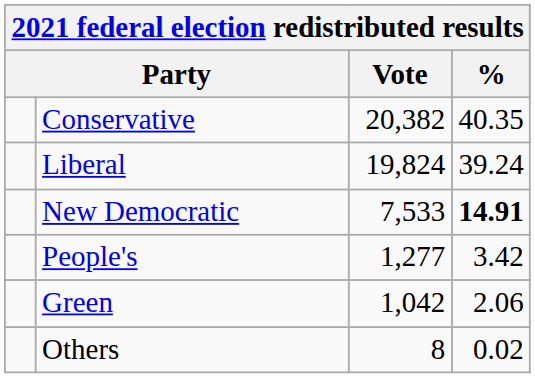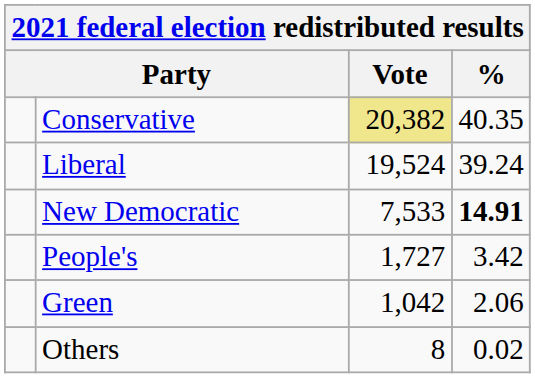(405, 119) no background -> (405, 119) khaki background
(405, 165) 19,824 -> (405, 165) 19,524
(413, 257) 1,277 -> (413, 257) 1,727
